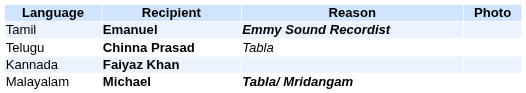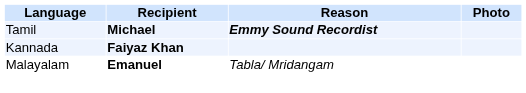(130, 30) Emanuel -> (131, 30) Michael
- row: (25, 47)
(127, 81) Michael -> (135, 64) Emanuel
(298, 81) bold -> (282, 64) normal
